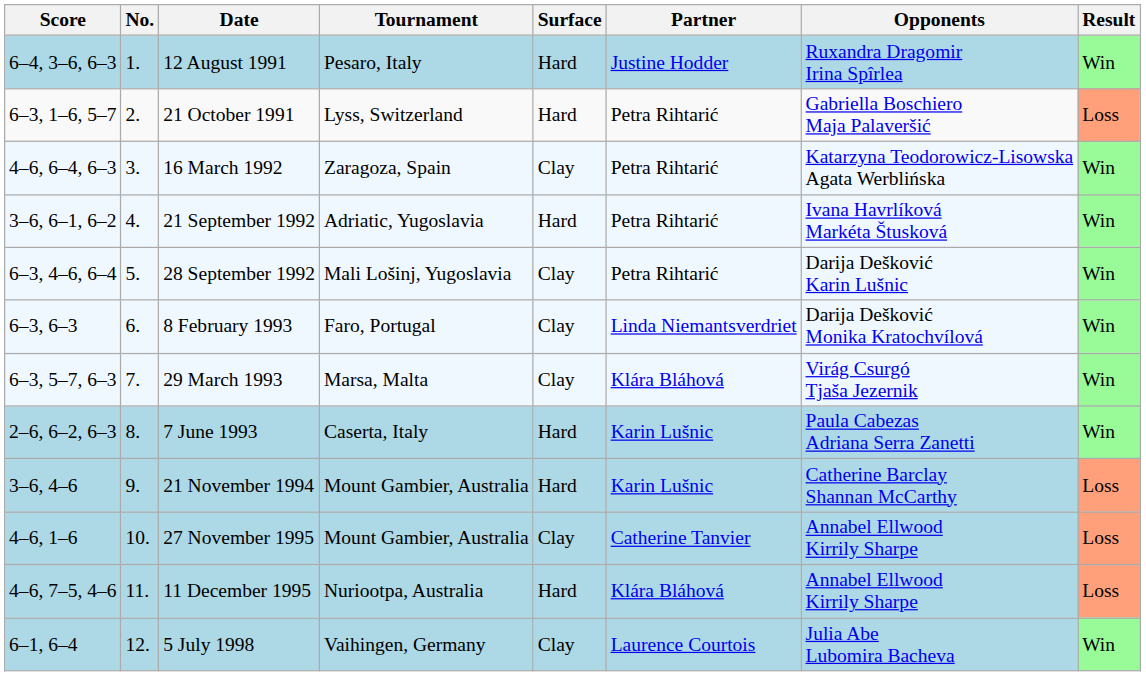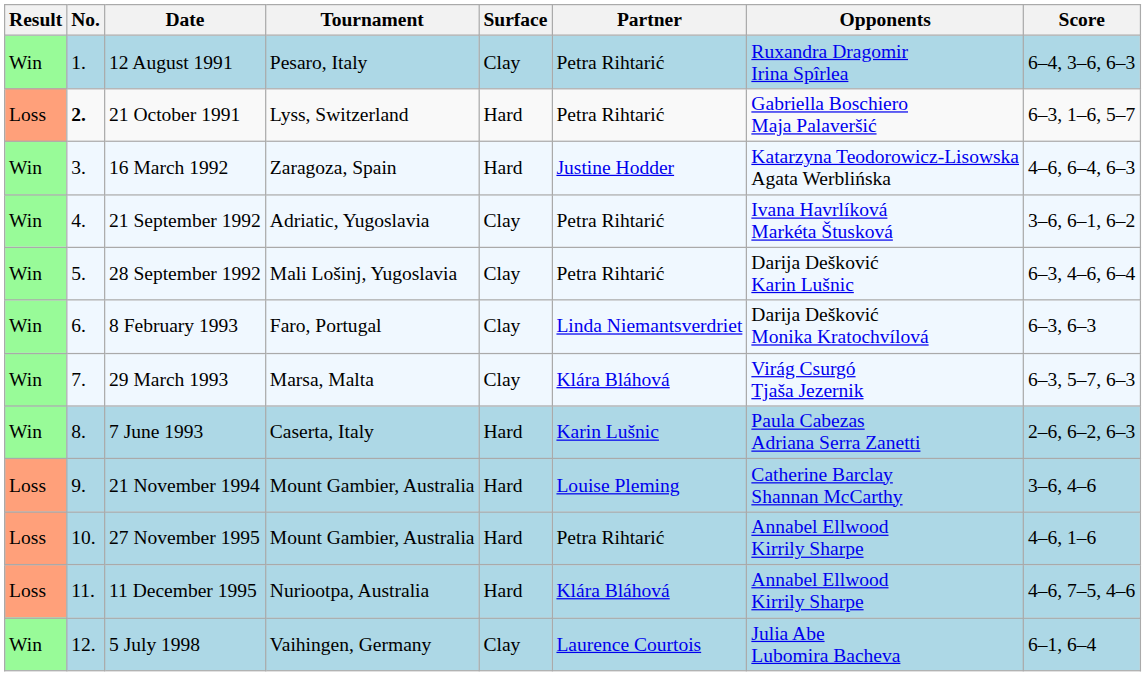columns swapped: (1109, 19) <-> (63, 19)
(557, 61) Hard -> (502, 61) Clay
(669, 61) Justine Hodder -> (610, 61) Petra Rihtarić
(133, 114) normal -> (79, 114) bold
(556, 167) Clay -> (503, 167) Hard
(665, 167) Petra Rihtarić -> (615, 167) Justine Hodder
(557, 220) Hard -> (502, 220) Clay
(662, 485) Karin Lušnic -> (618, 485) Louise Pleming
(556, 538) Clay -> (503, 538) Hard
(681, 538) Catherine Tanvier -> (610, 538) Petra Rihtarić
